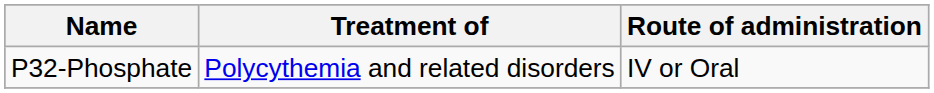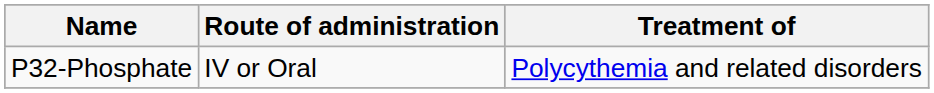columns swapped: (410, 26) <-> (774, 26)
